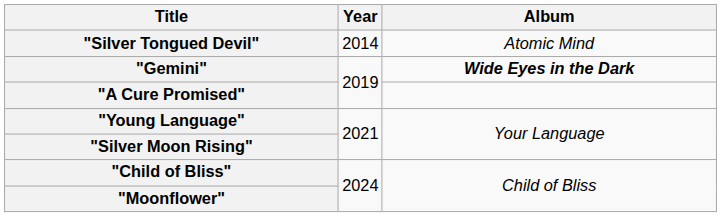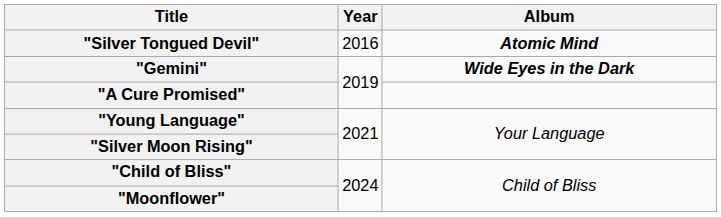(360, 43) 2014 -> (360, 43) 2016
(549, 43) normal -> (549, 43) bold
